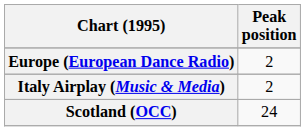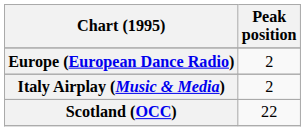(269, 112) 24 -> (269, 112) 22
